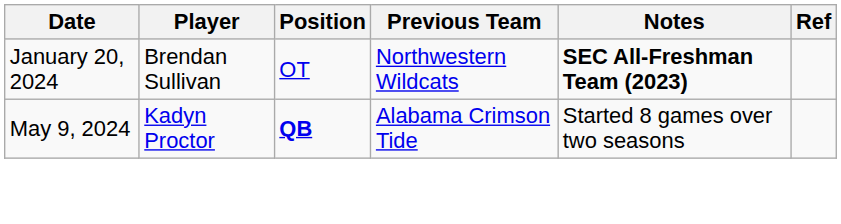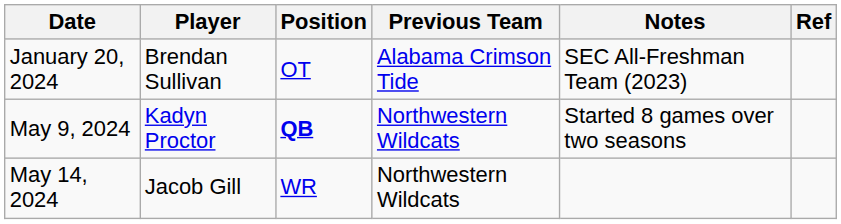(441, 68) Northwestern Wildcats -> (464, 68) Alabama Crimson Tide
(658, 68) bold -> (654, 68) normal
(463, 128) Alabama Crimson Tide -> (442, 128) Northwestern Wildcats
+ row: (49, 187)
